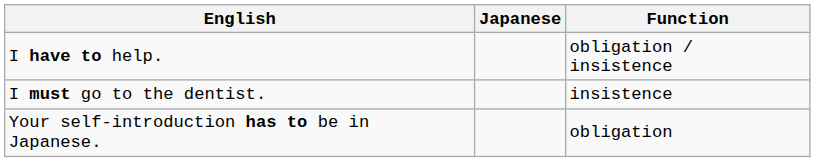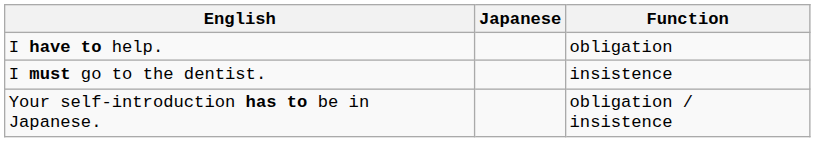(631, 57) obligation / insistence -> (621, 47) obligation
(621, 132) obligation -> (631, 112) obligation / insistence
